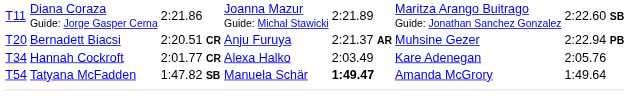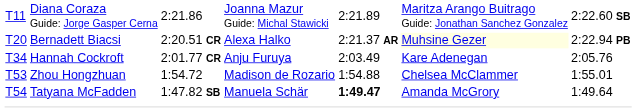(258, 40) Anju Furuya -> (257, 40) Alexa Halko
(437, 40) no background -> (444, 40) lightyellow background
(257, 57) Alexa Halko -> (258, 57) Anju Furuya
+ row: (16, 74)
